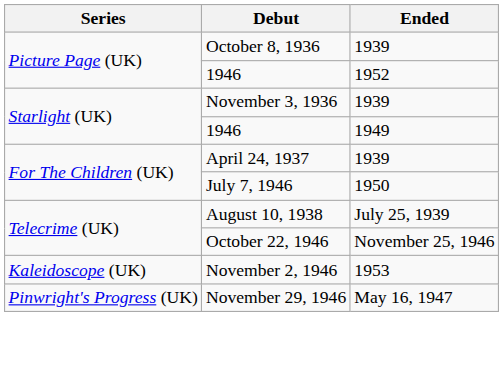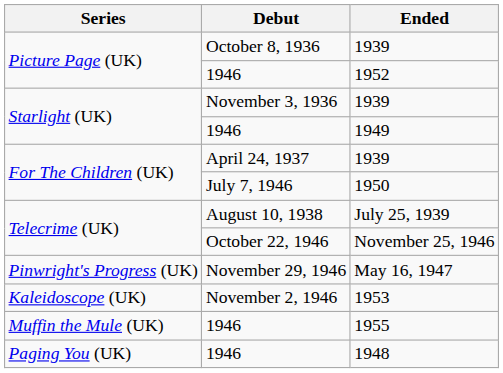rows swapped: (272, 269) <-> (276, 297)
+ row: (224, 325)
+ row: (224, 353)
